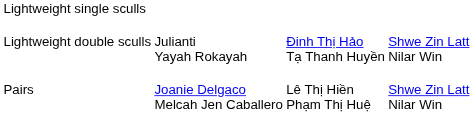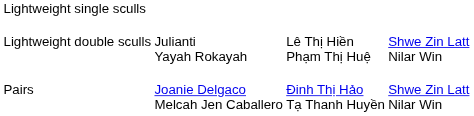(336, 49) Đinh Thị Hảo Tạ Thanh Huyền -> (329, 49) Lê Thị Hiền Phạm Thị Huệ
(329, 97) Lê Thị Hiền Phạm Thị Huệ -> (336, 97) Đinh Thị Hảo Tạ Thanh Huyền
